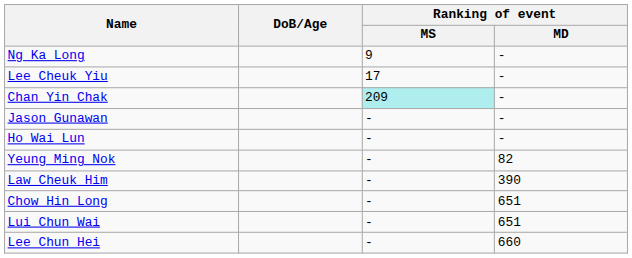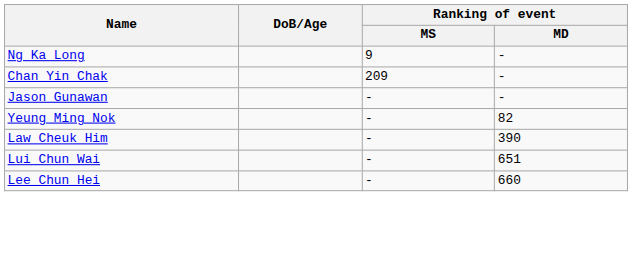- row: (58, 77)
(377, 98) paleturquoise background -> (377, 77) no background
- row: (46, 140)
- row: (58, 202)
